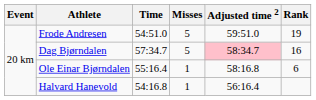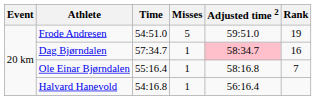(187, 51) 5 -> (187, 51) 1
(296, 69) 6 -> (296, 69) 7
